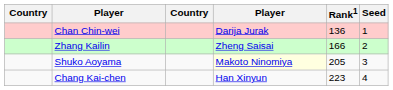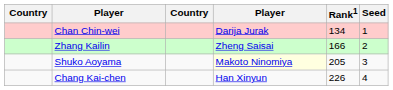(337, 30) 136 -> (337, 30) 134
(337, 77) 223 -> (337, 77) 226
